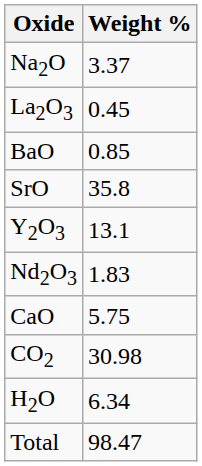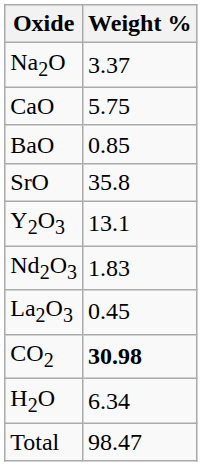rows swapped: (32, 315) <-> (42, 109)
(115, 356) normal -> (115, 356) bold
